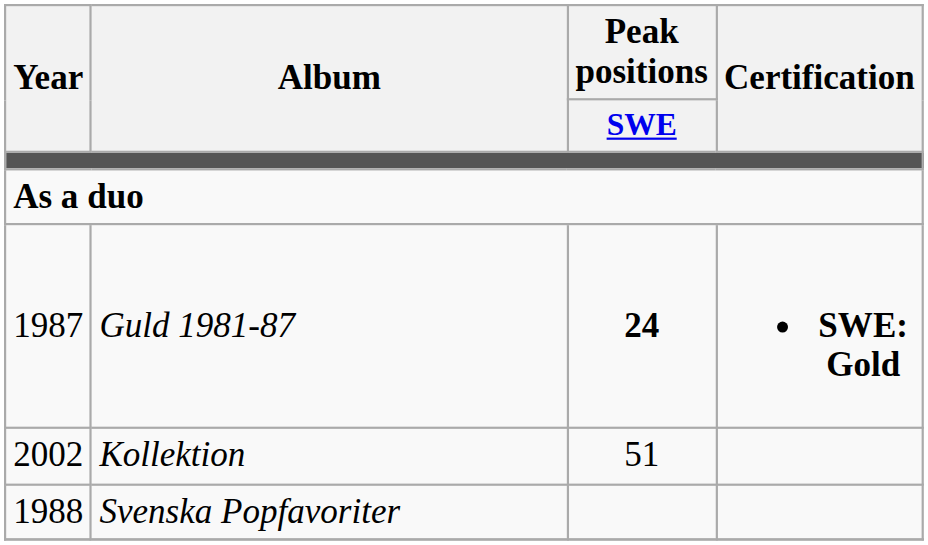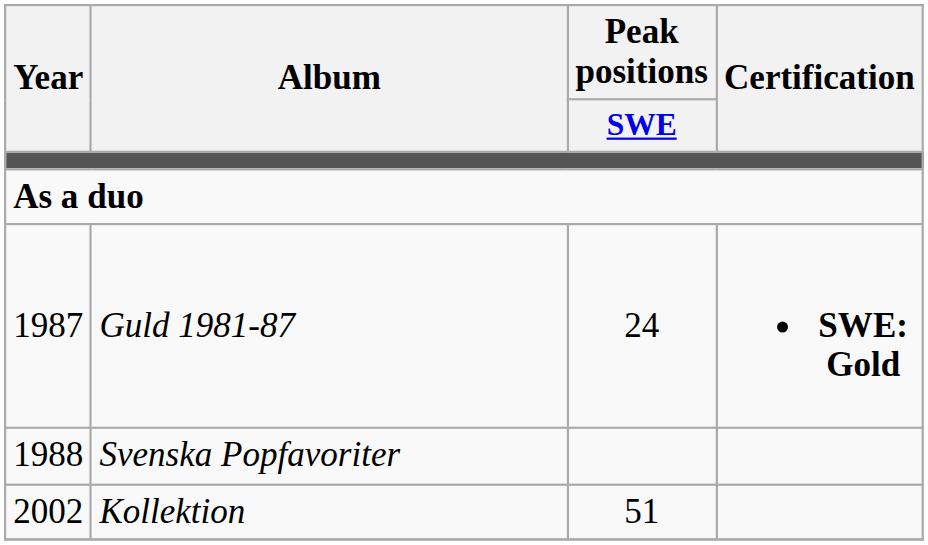(642, 325) bold -> (642, 325) normal
rows swapped: (48, 511) <-> (48, 455)
